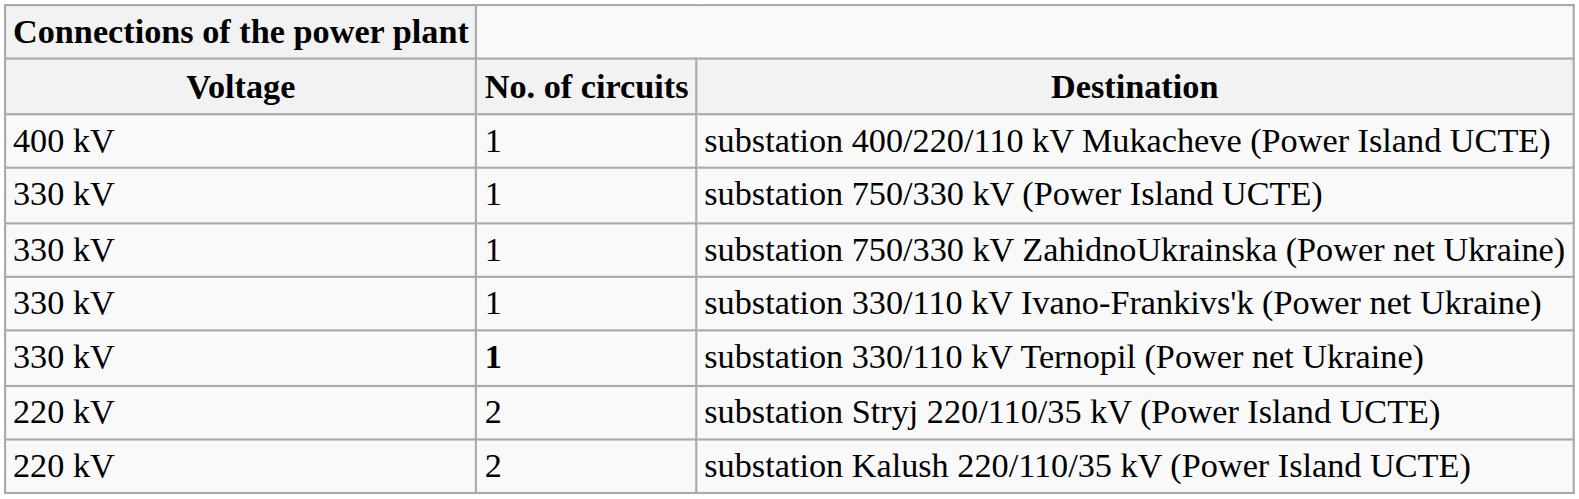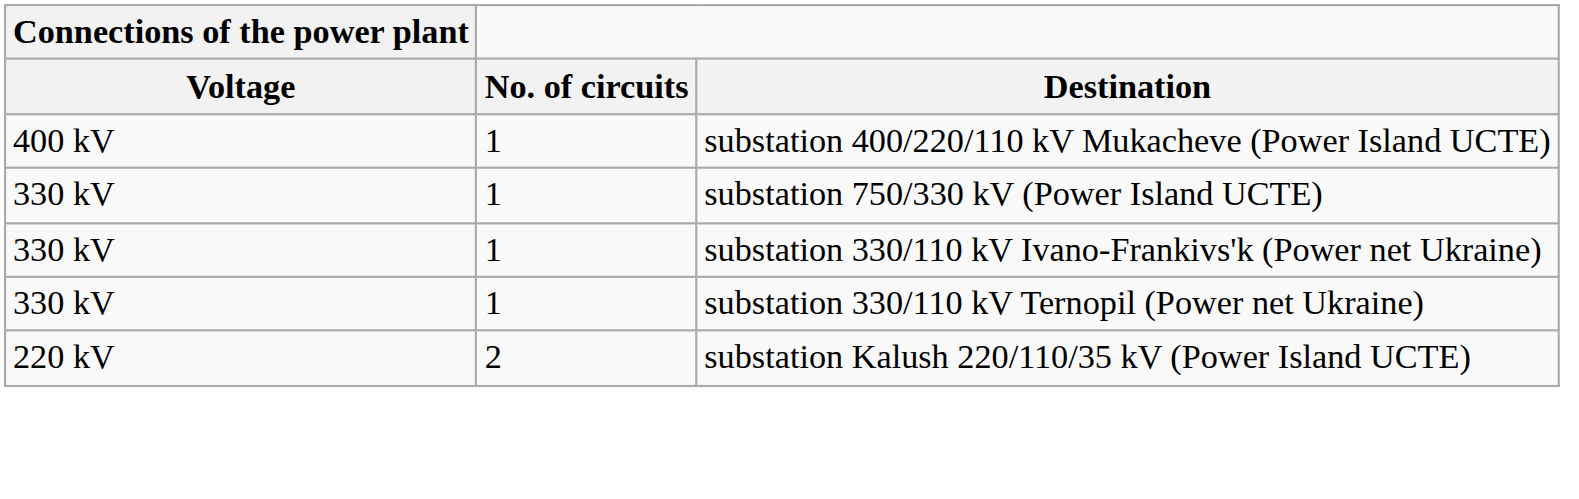- row: (1135, 248)
(493, 357) bold -> (493, 303) normal
- row: (1072, 411)
